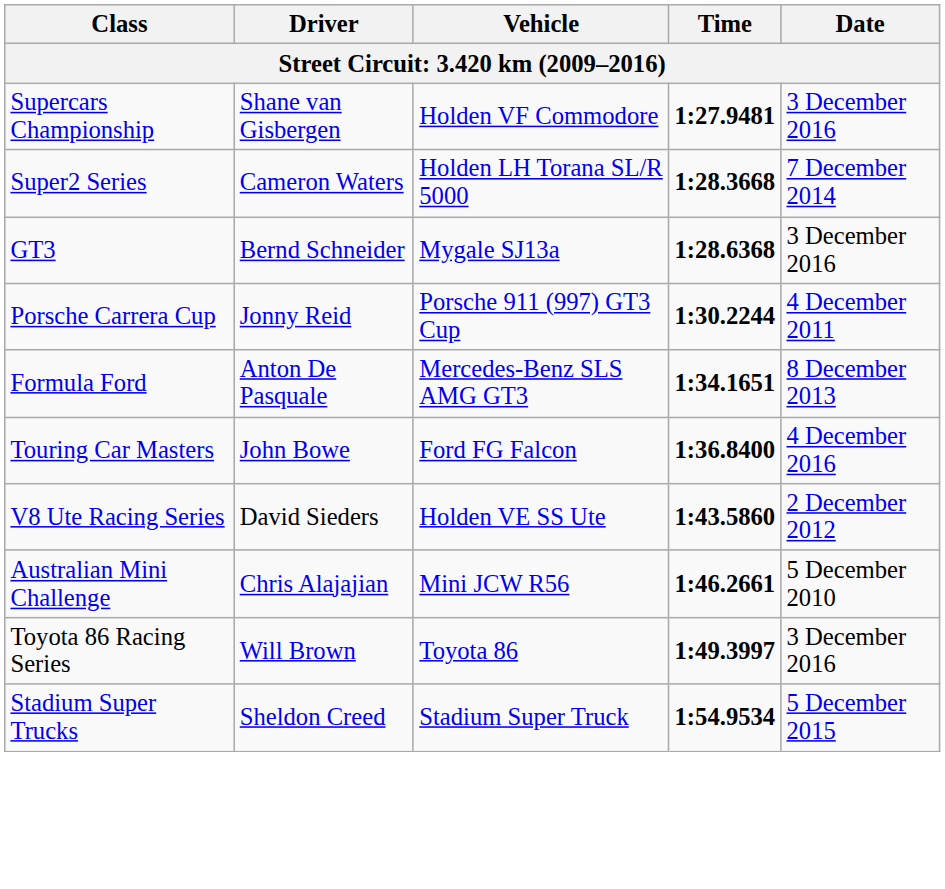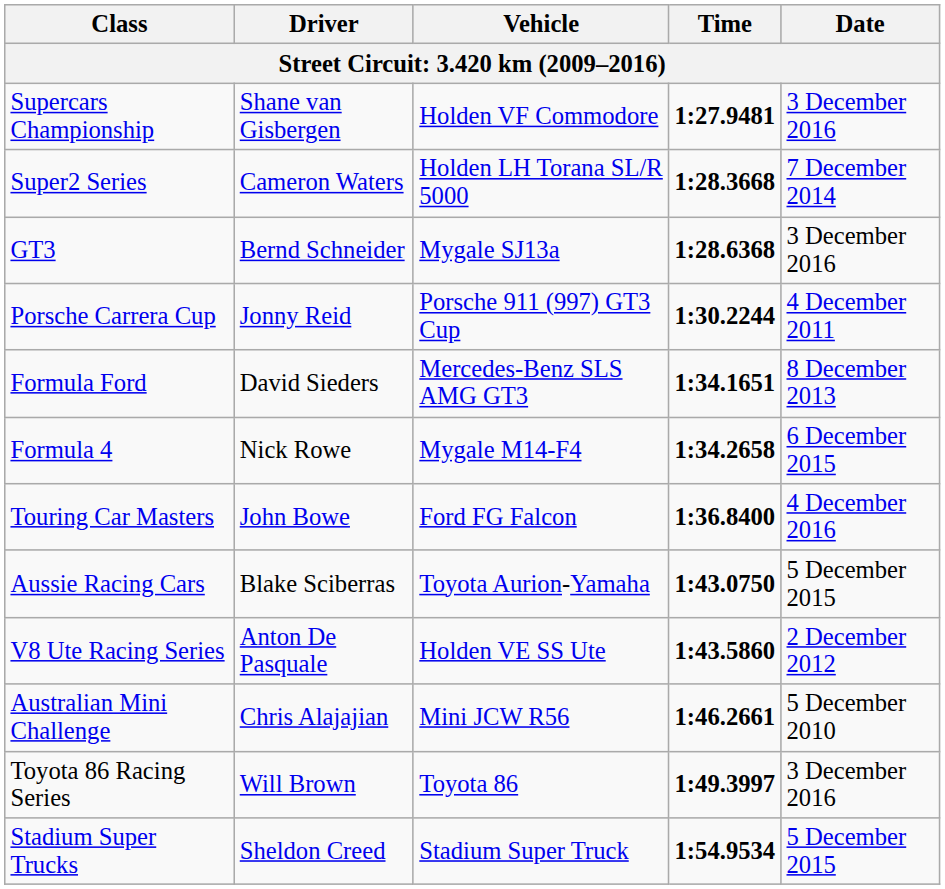(288, 383) Anton De Pasquale -> (309, 383) David Sieders
+ row: (61, 450)
+ row: (108, 583)
(309, 516) David Sieders -> (288, 650) Anton De Pasquale
